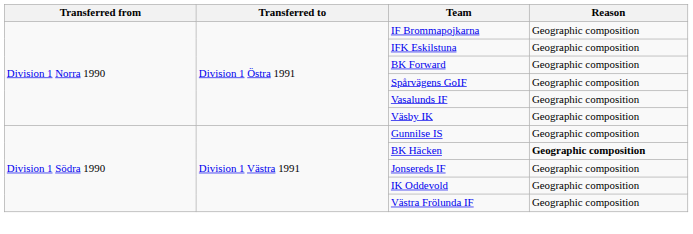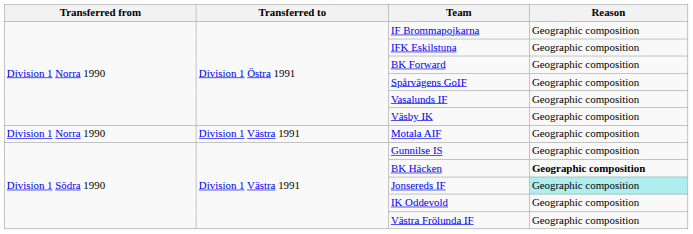+ row: (416, 133)
(586, 168) no background -> (586, 185) paleturquoise background
